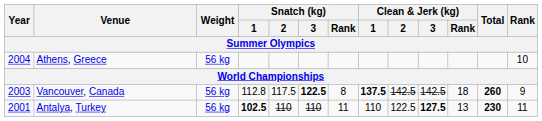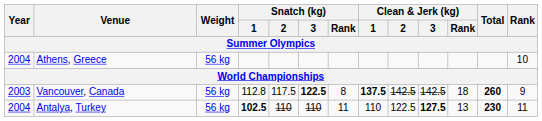(19, 108) 2001 -> (19, 108) 2004
